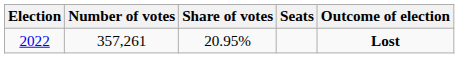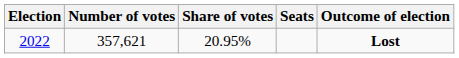(122, 40) 357,261 -> (122, 40) 357,621
